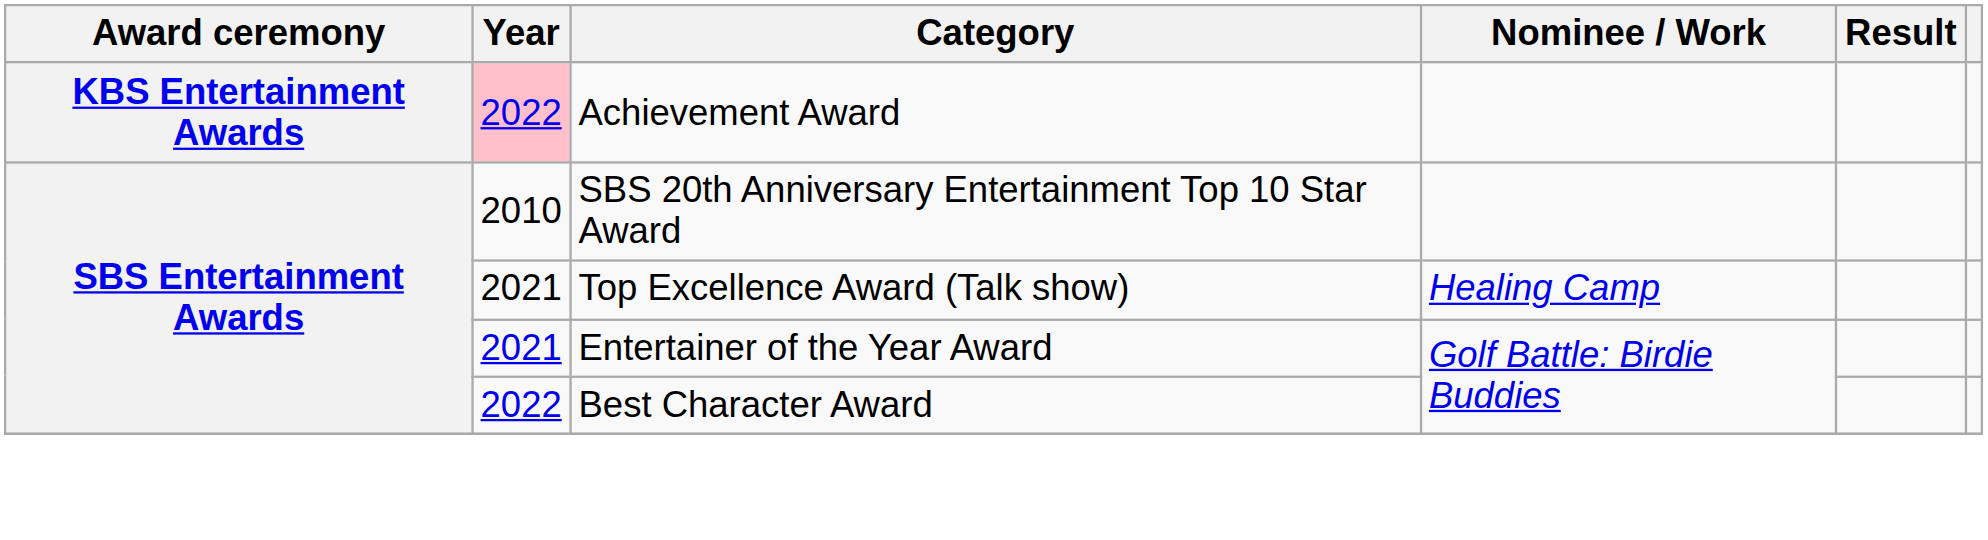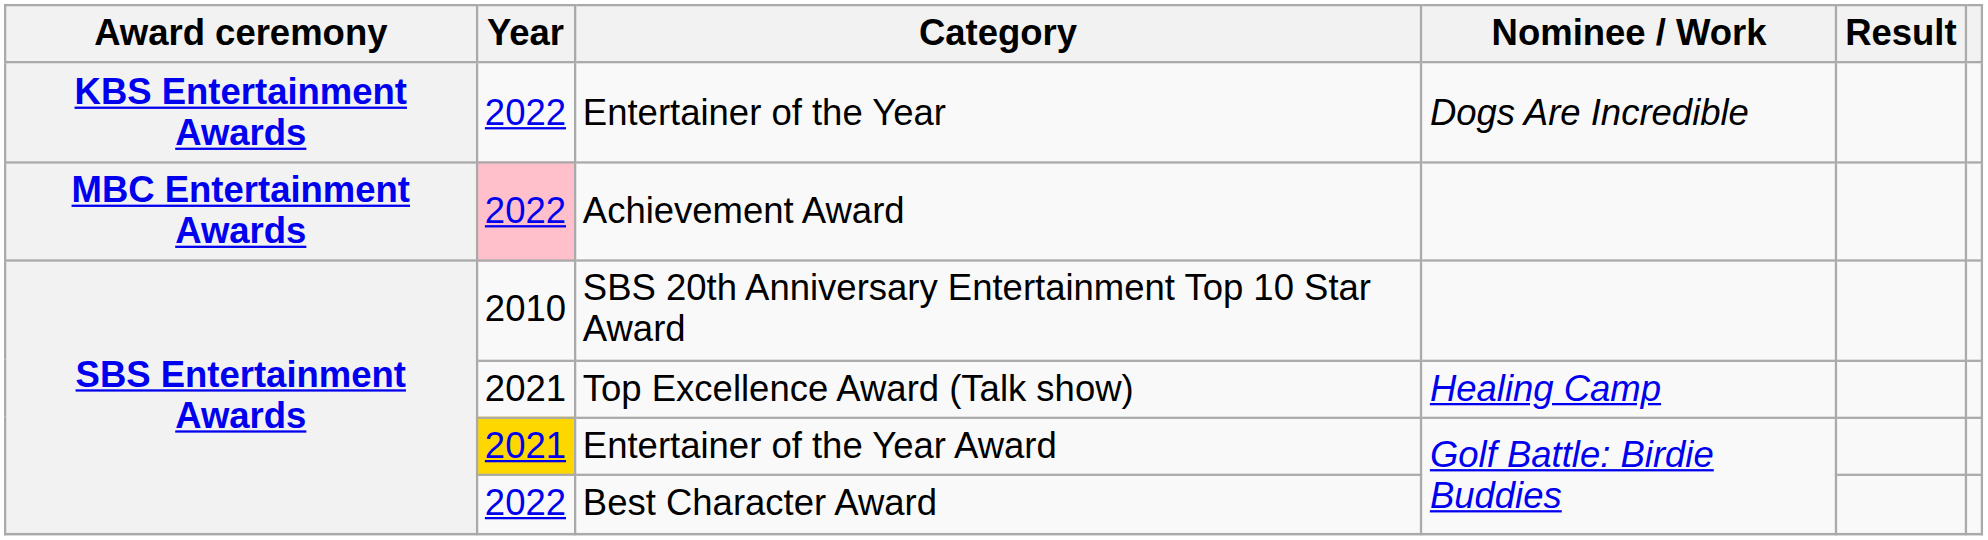+ row: (764, 111)
(239, 111) KBS Entertainment Awards -> (241, 210) MBC Entertainment Awards
(521, 346) no background -> (525, 445) gold background
